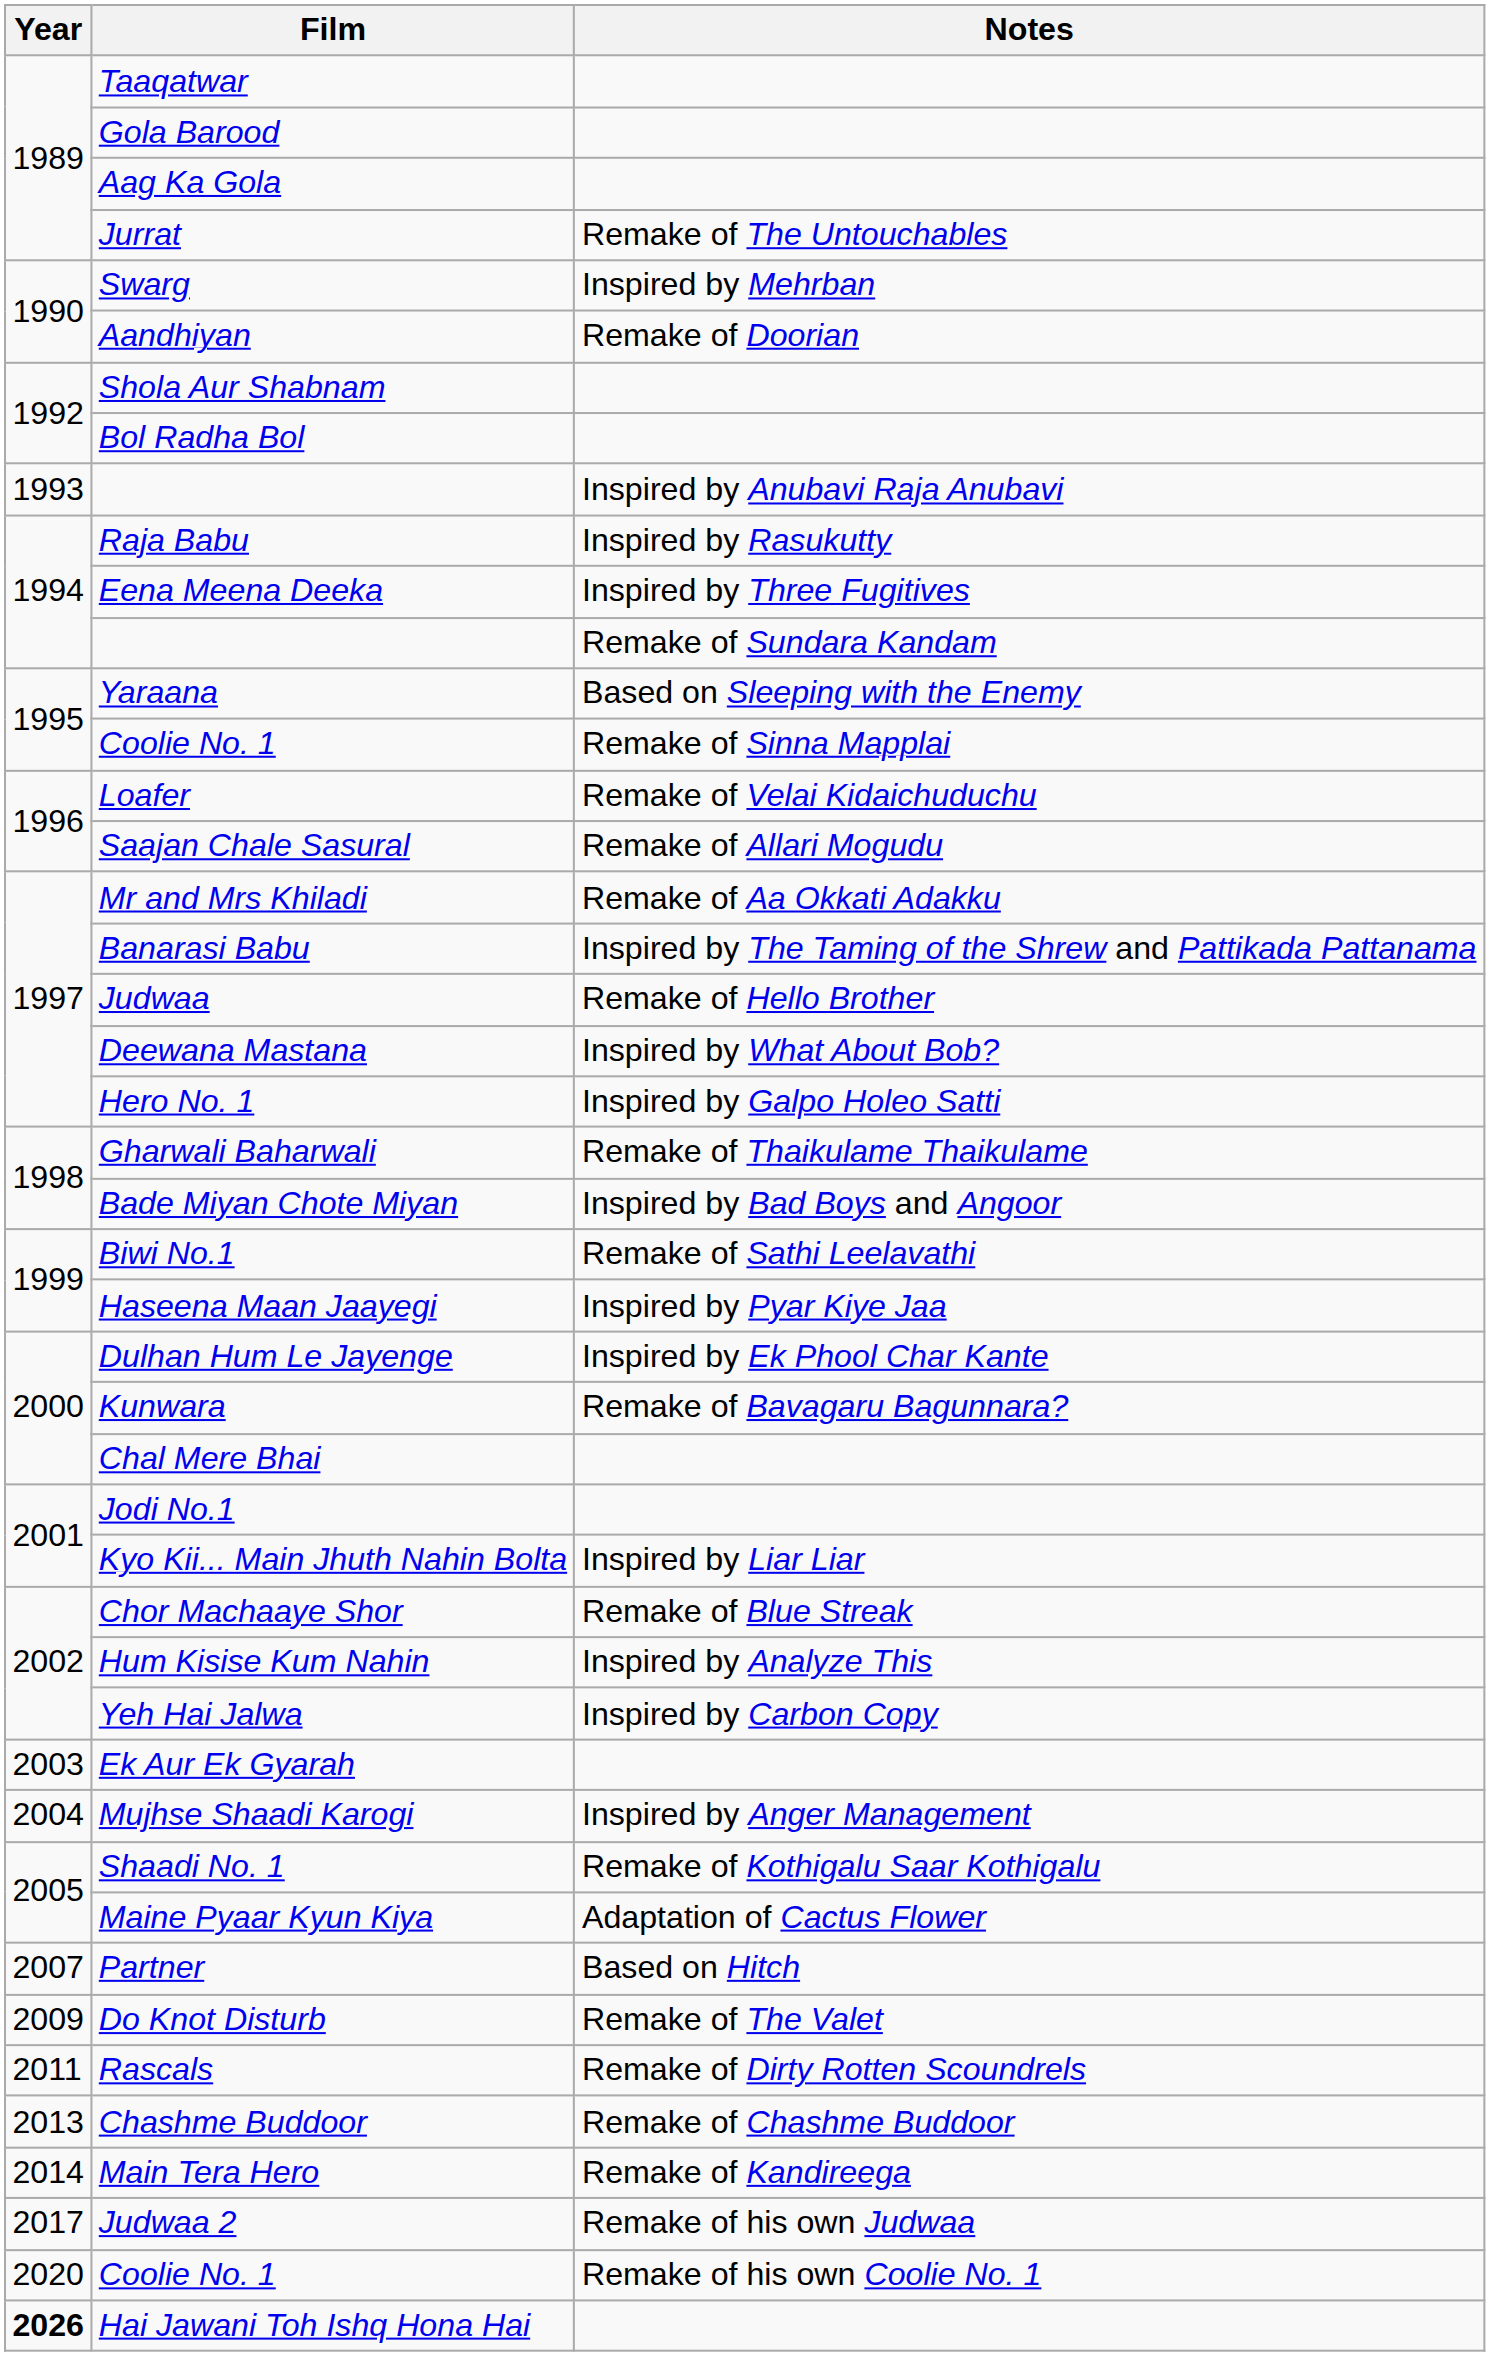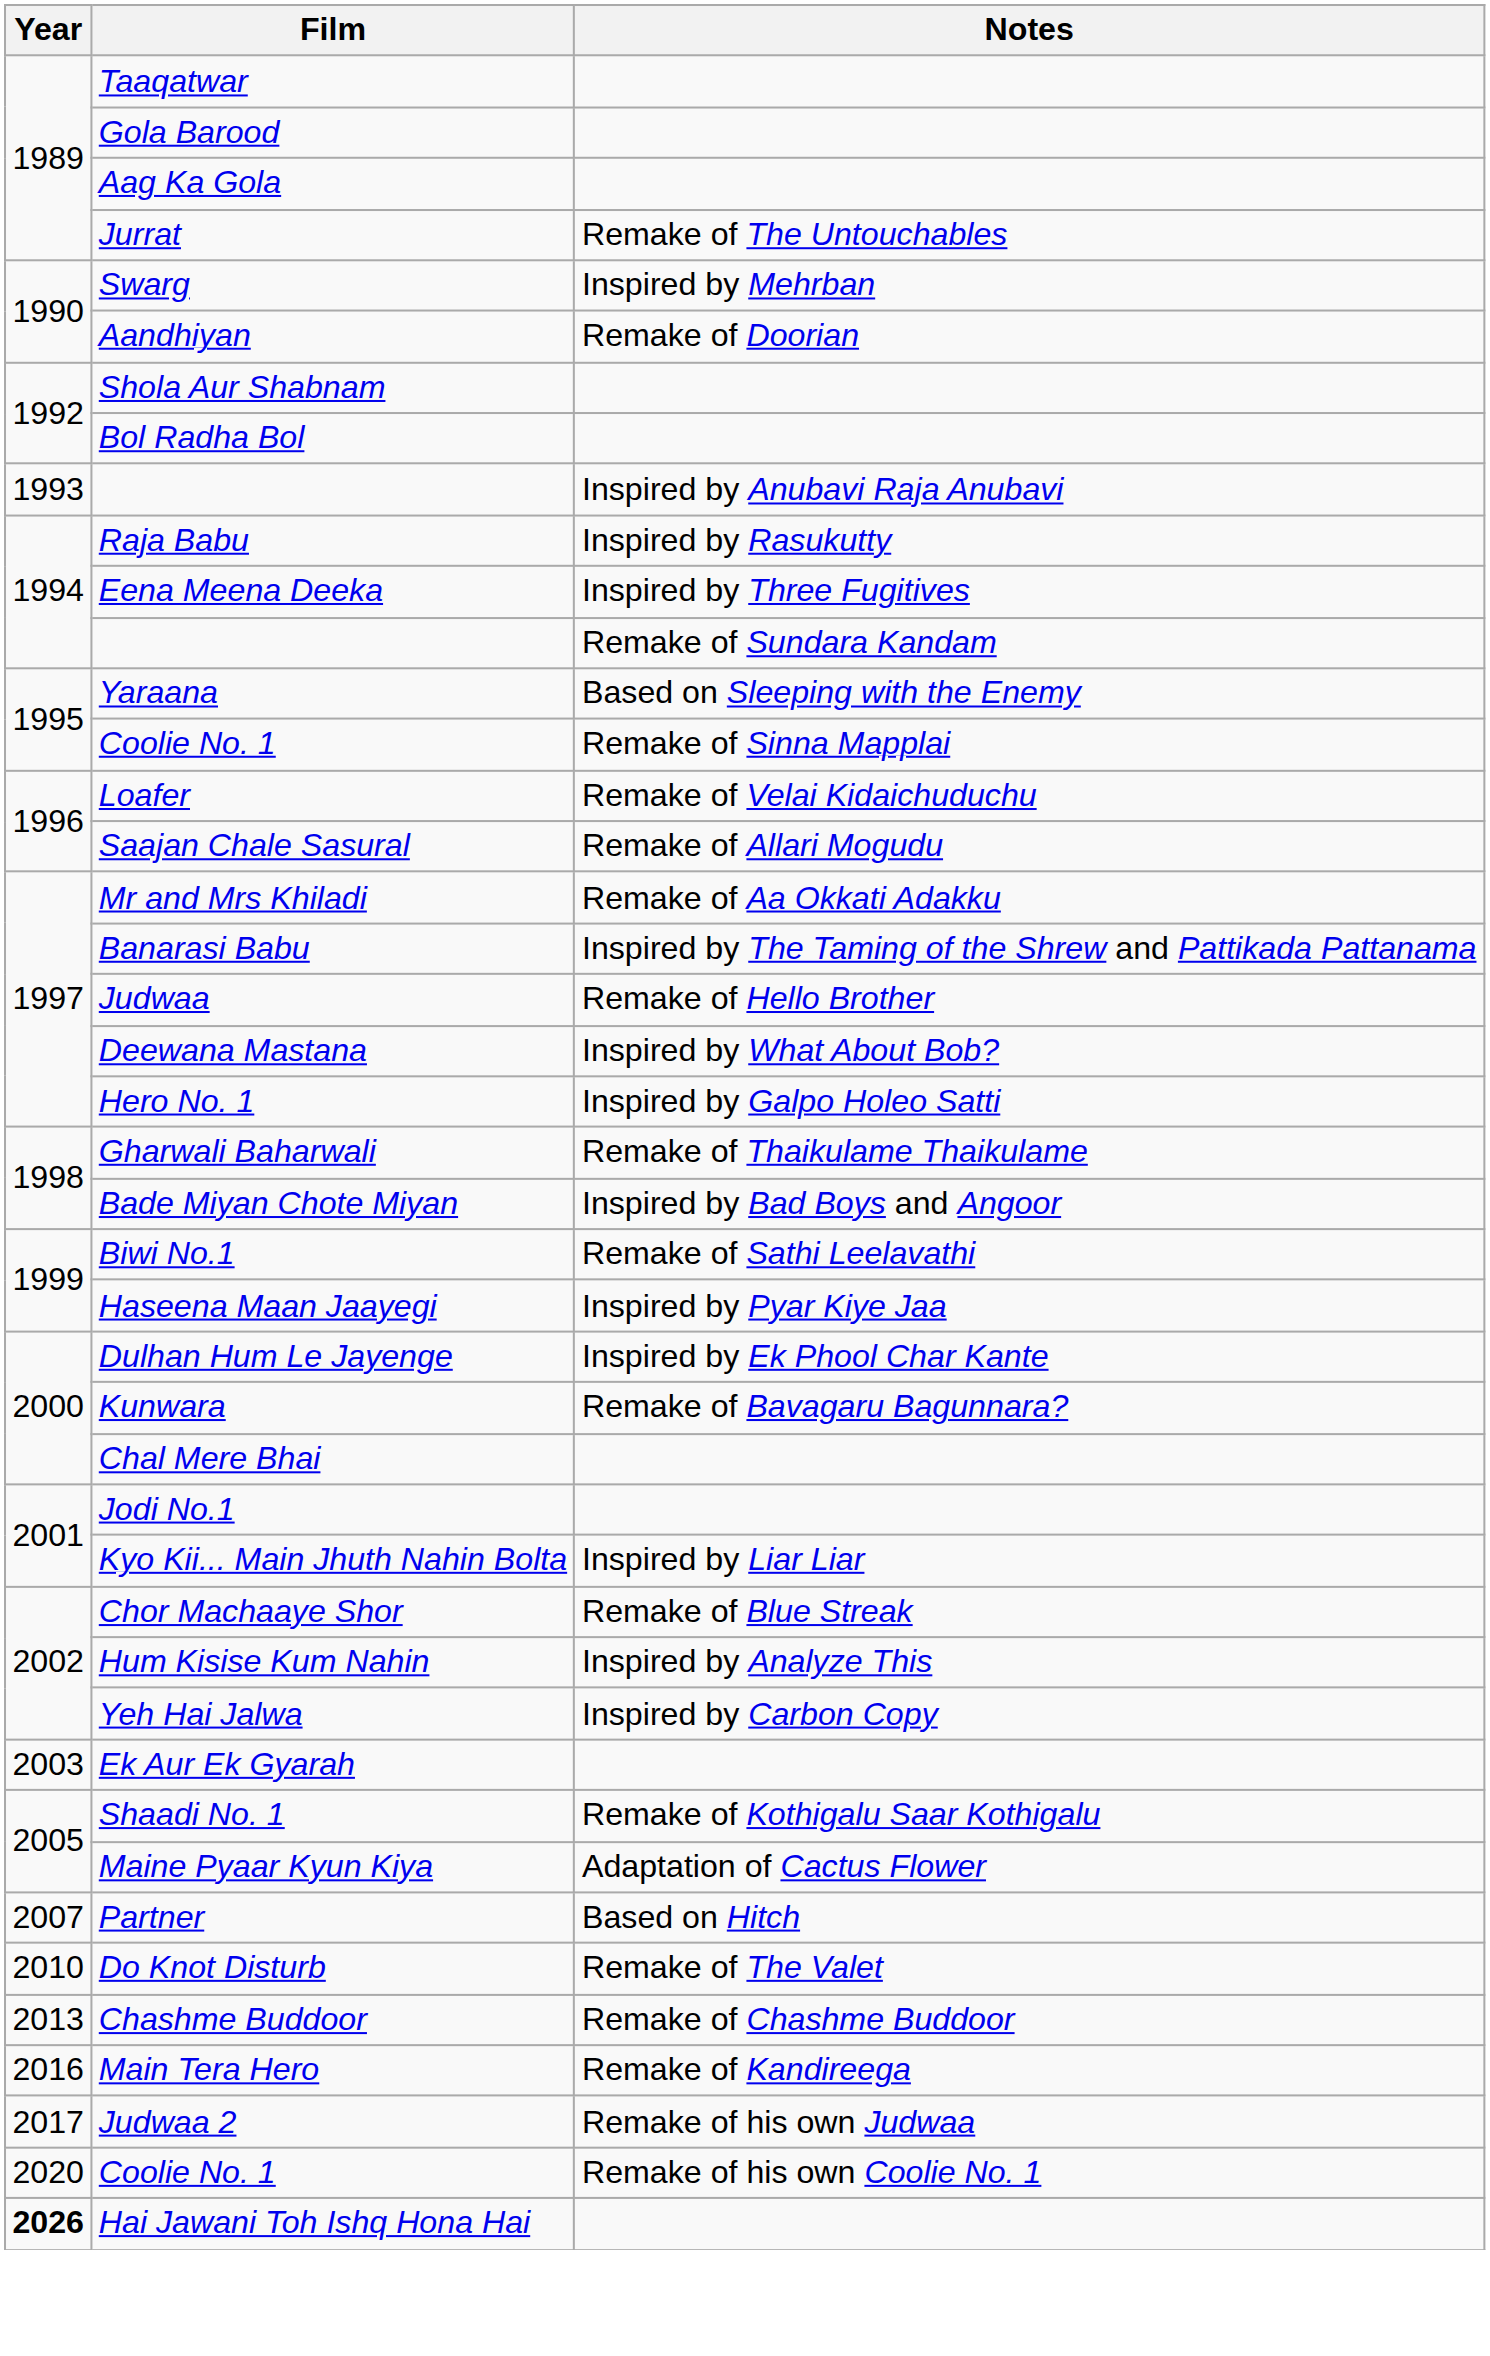- row: (256, 1815)
(48, 2019) 2009 -> (48, 1968) 2010
- row: (156, 2070)
(48, 2172) 2014 -> (48, 2070) 2016
